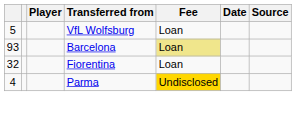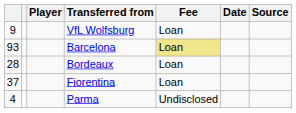(13, 30) 5 -> (13, 30) 9
+ row: (90, 64)
(13, 64) 32 -> (13, 82) 37
(188, 82) gold background -> (188, 99) no background
